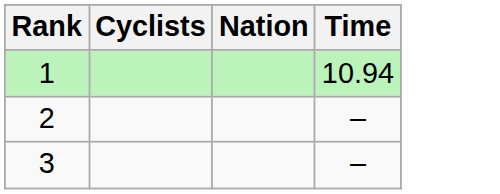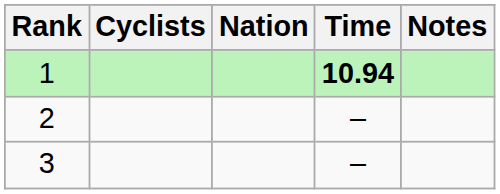+ column: (447, 27)
(358, 73) normal -> (358, 73) bold
